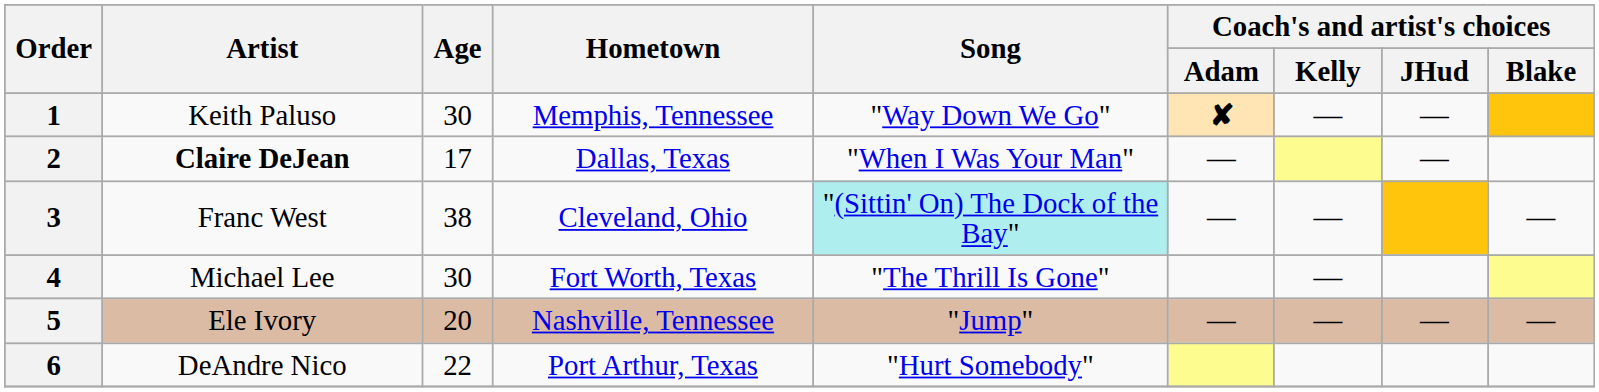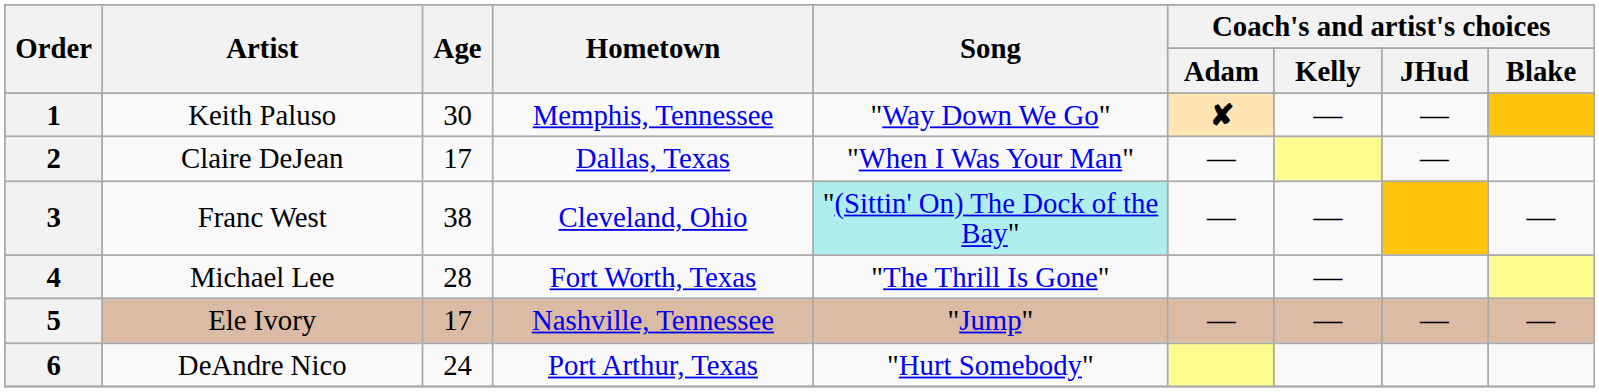(262, 158) bold -> (262, 158) normal
(458, 277) 30 -> (458, 277) 28
(458, 321) 20 -> (458, 321) 17
(458, 365) 22 -> (458, 365) 24
